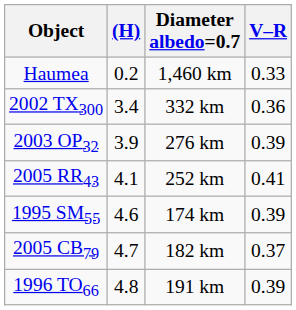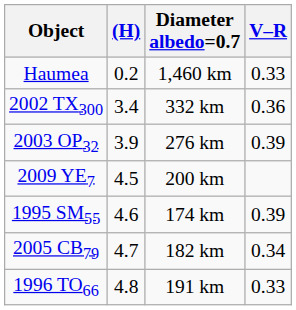- row: (56, 178)
+ row: (56, 178)
(268, 250) 0.37 -> (268, 250) 0.34
(268, 286) 0.39 -> (268, 286) 0.33
